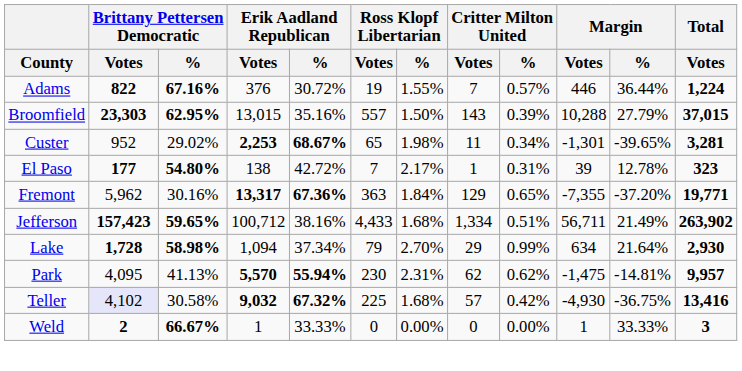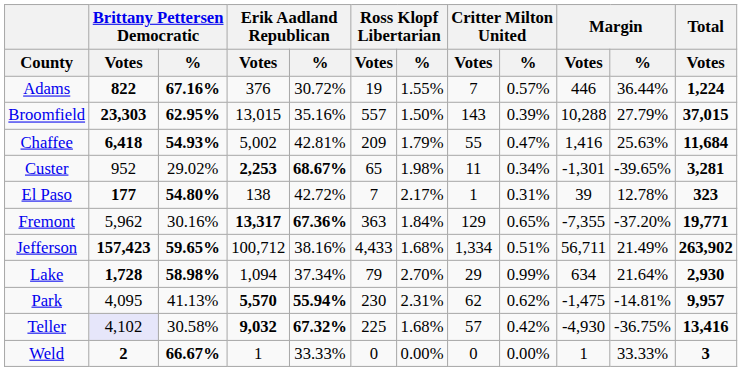+ row: (47, 141)
